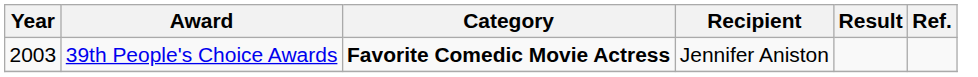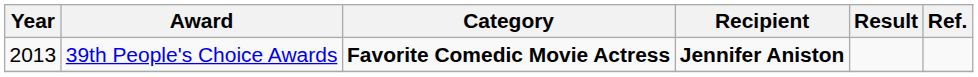(33, 54) 2003 -> (33, 54) 2013
(754, 54) normal -> (762, 54) bold
